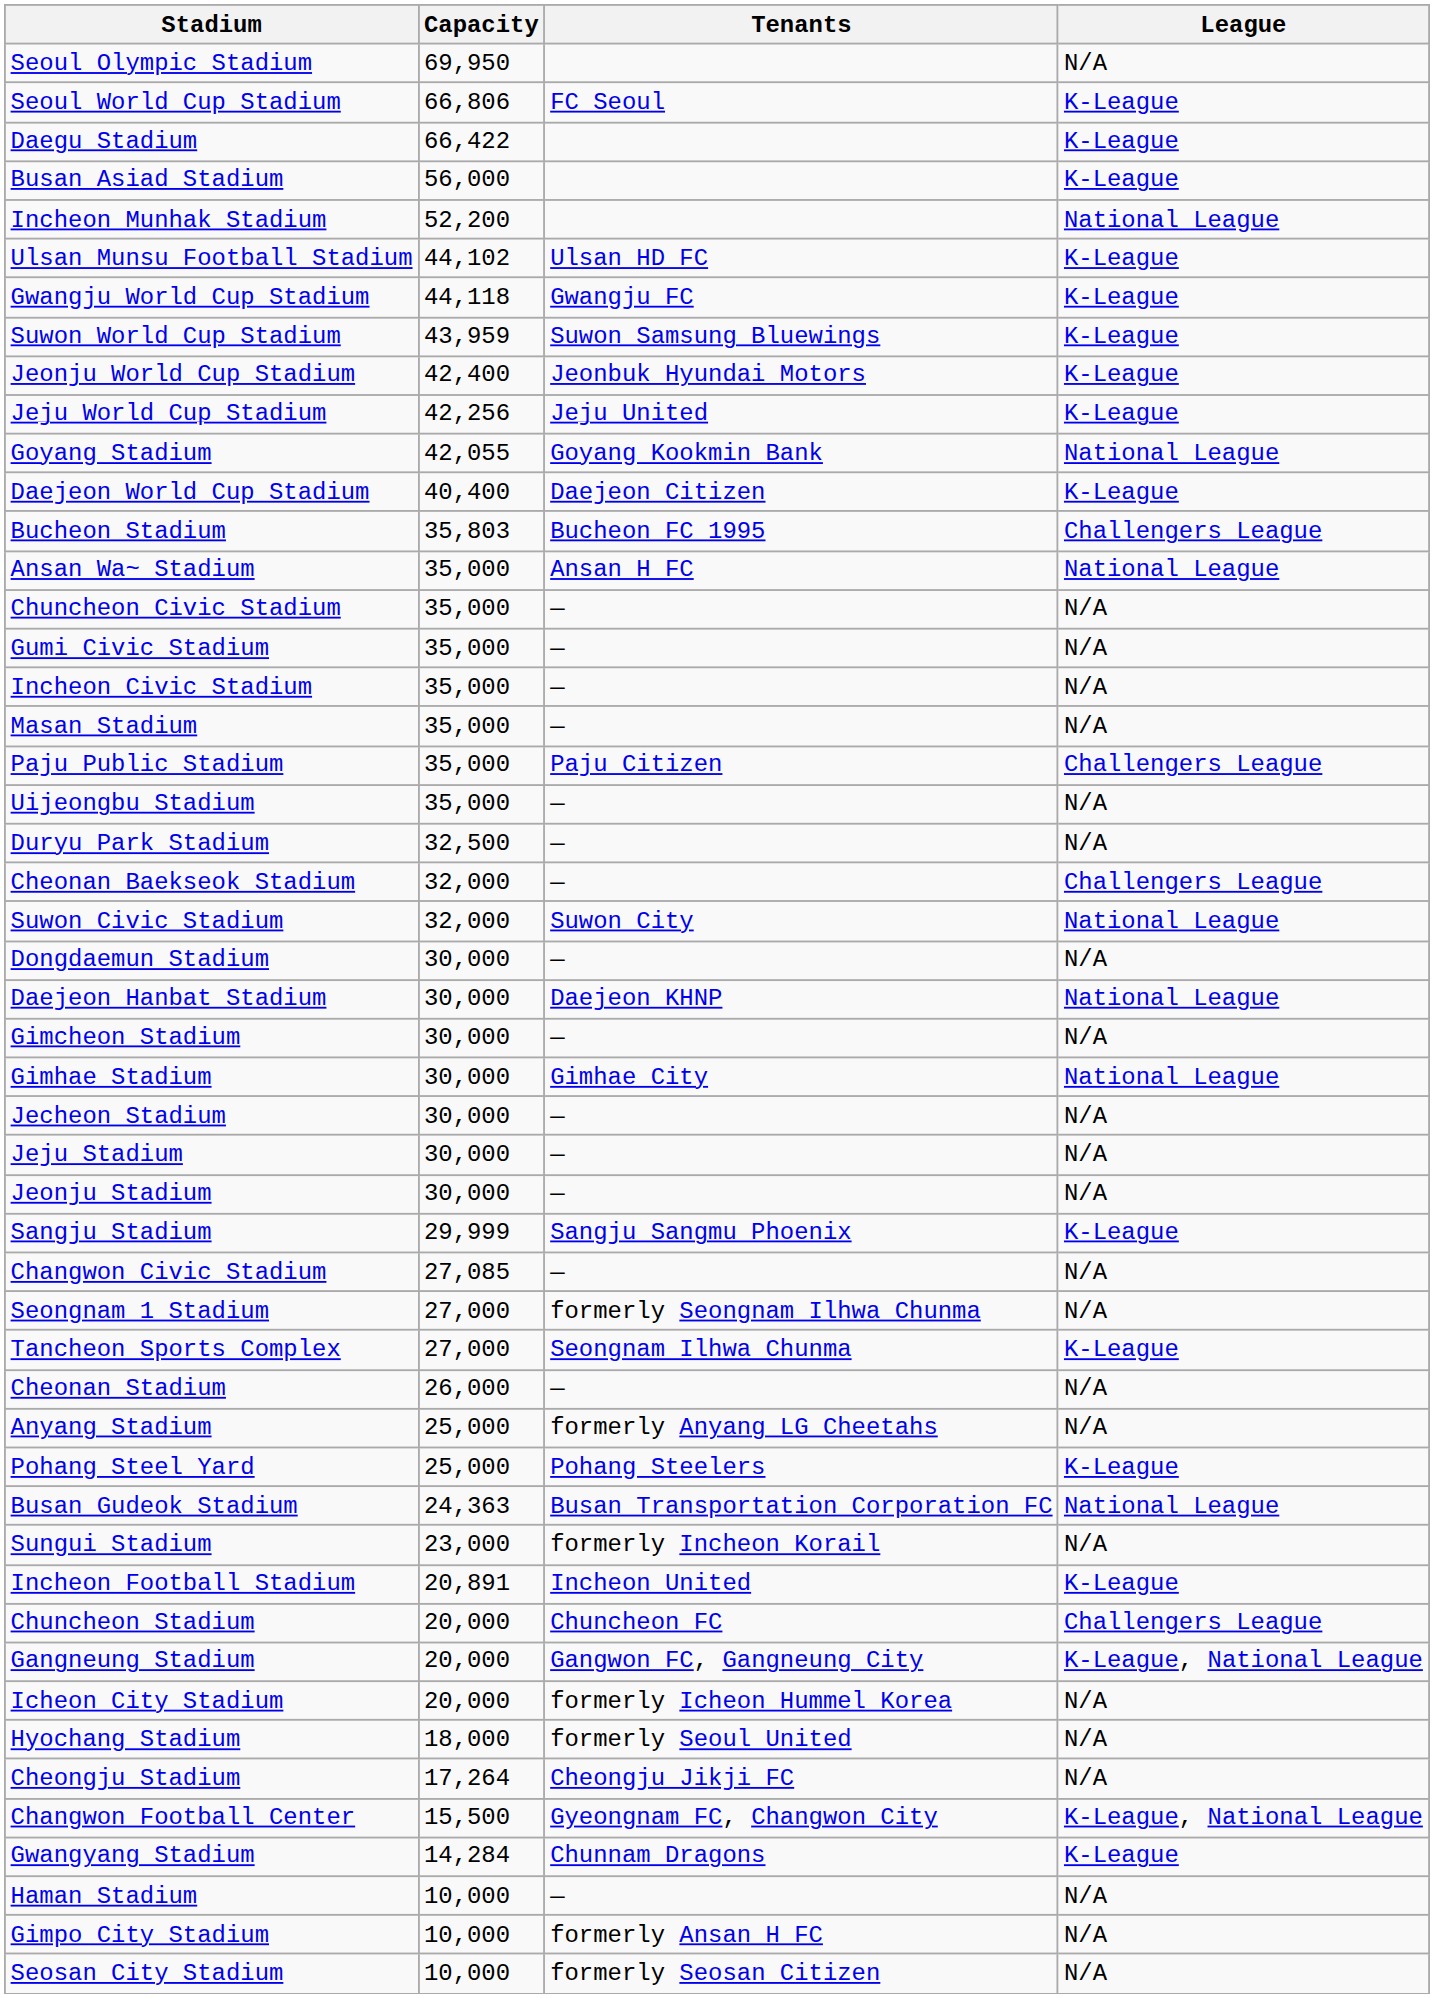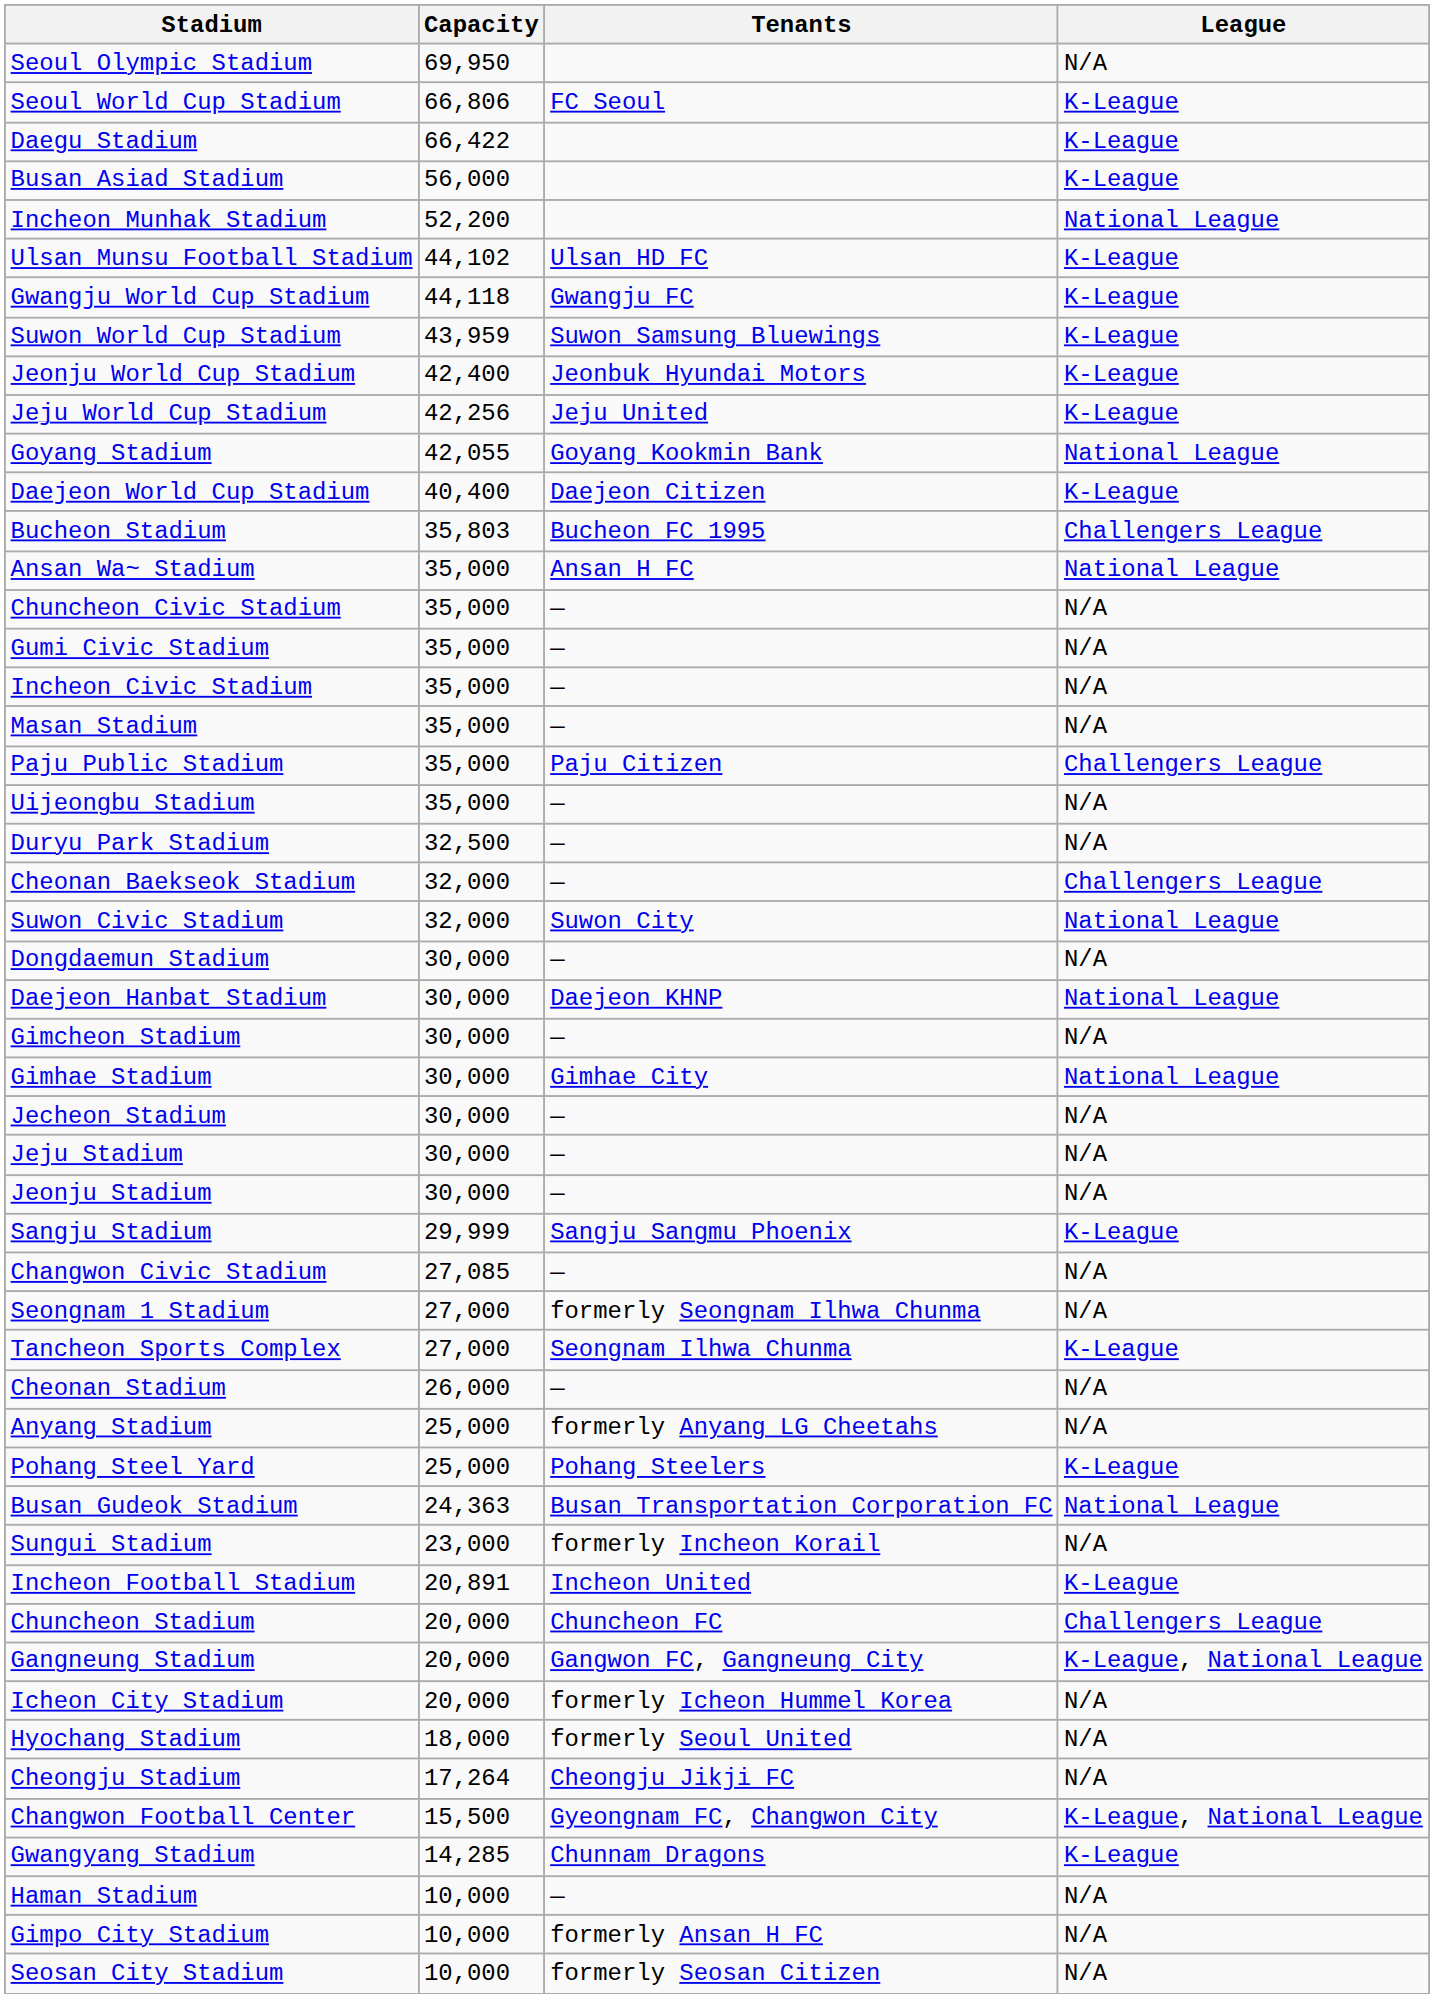(467, 1857) 14,284 -> (467, 1857) 14,285
